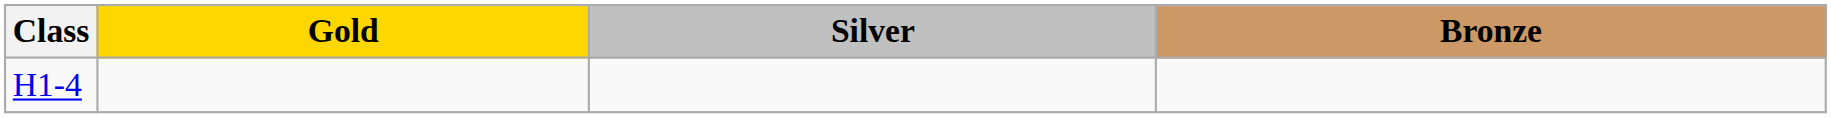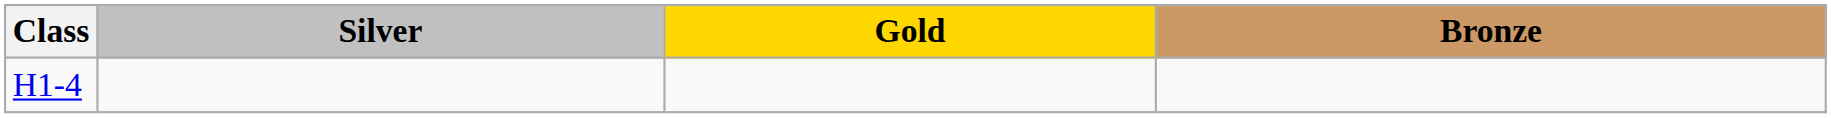columns swapped: (343, 31) <-> (873, 31)
